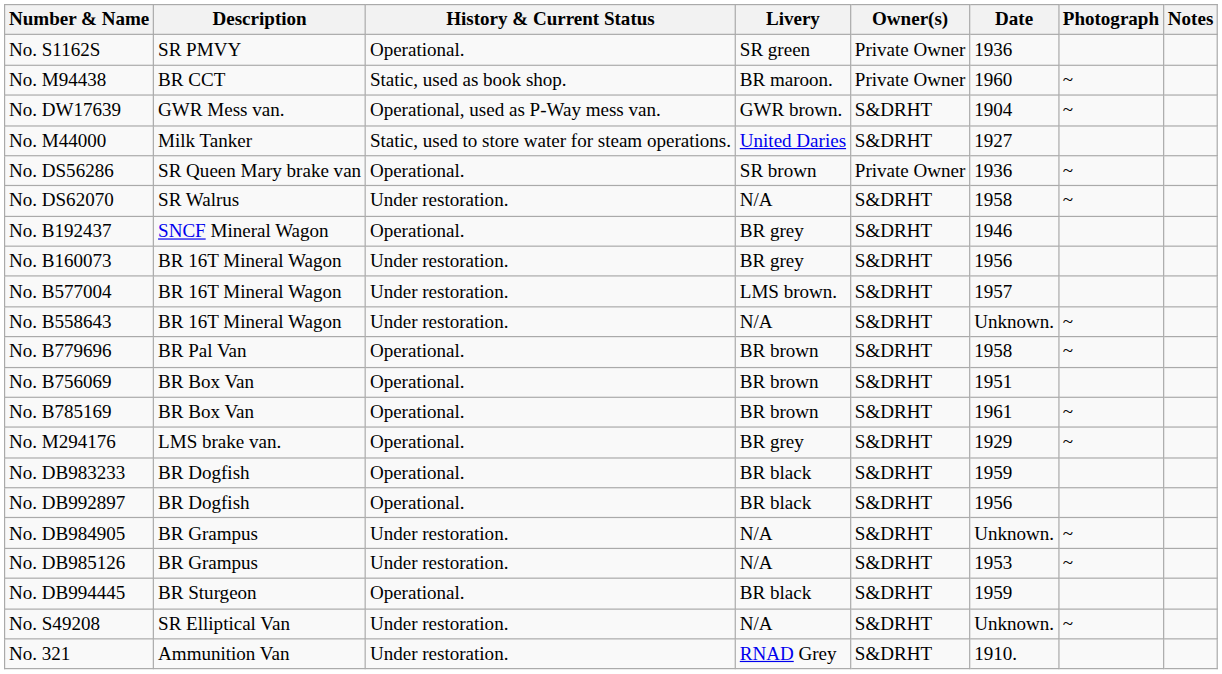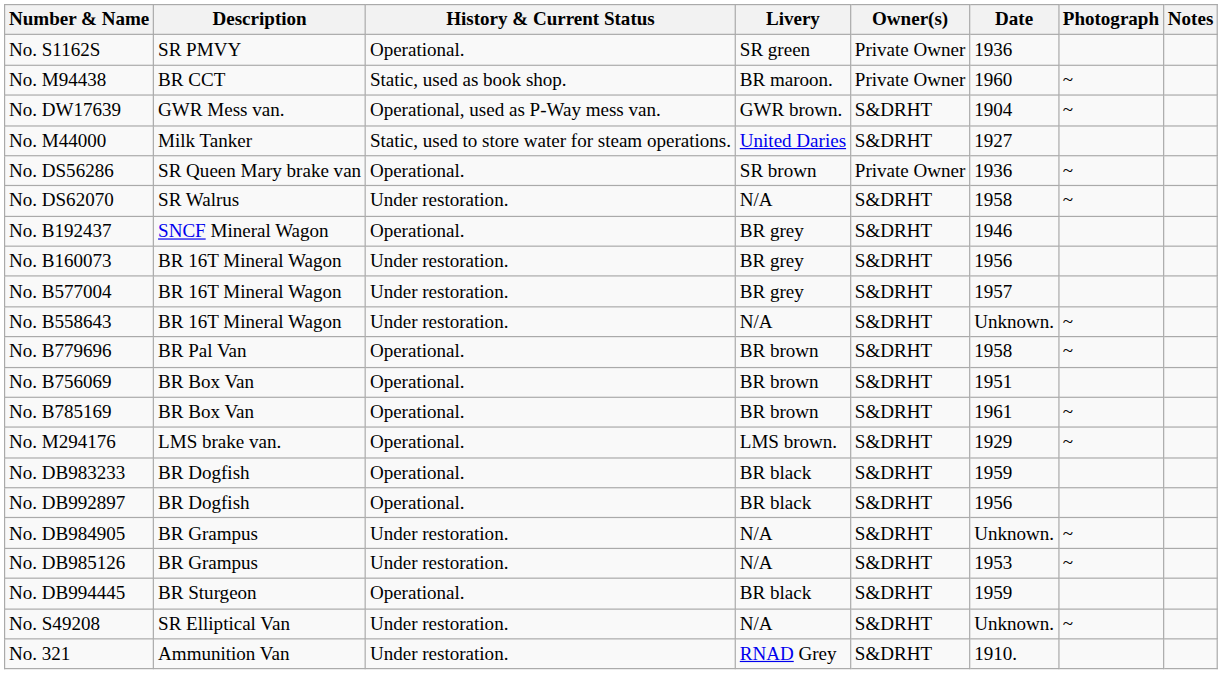(788, 291) LMS brown. -> (772, 291) BR grey
(772, 442) BR grey -> (788, 442) LMS brown.
